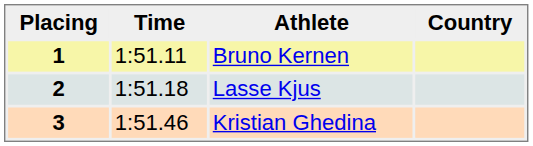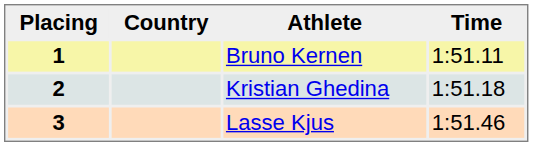columns swapped: (470, 23) <-> (160, 23)
(267, 89) Lasse Kjus -> (308, 89) Kristian Ghedina
(294, 122) Kristian Ghedina -> (280, 122) Lasse Kjus
